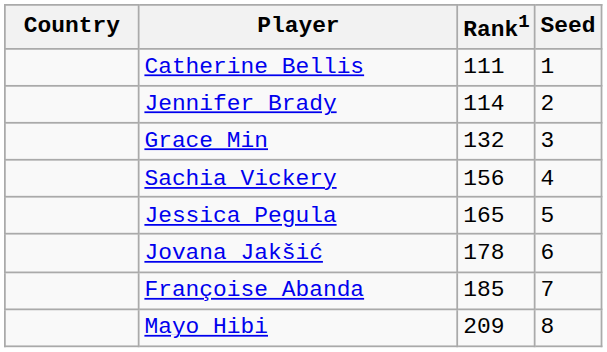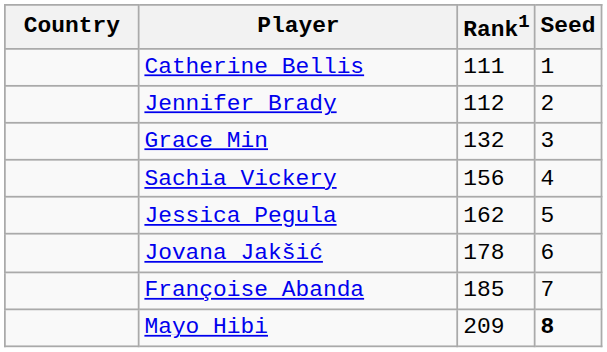(484, 104) 114 -> (484, 104) 112
(484, 216) 165 -> (484, 216) 162
(547, 328) normal -> (547, 328) bold
